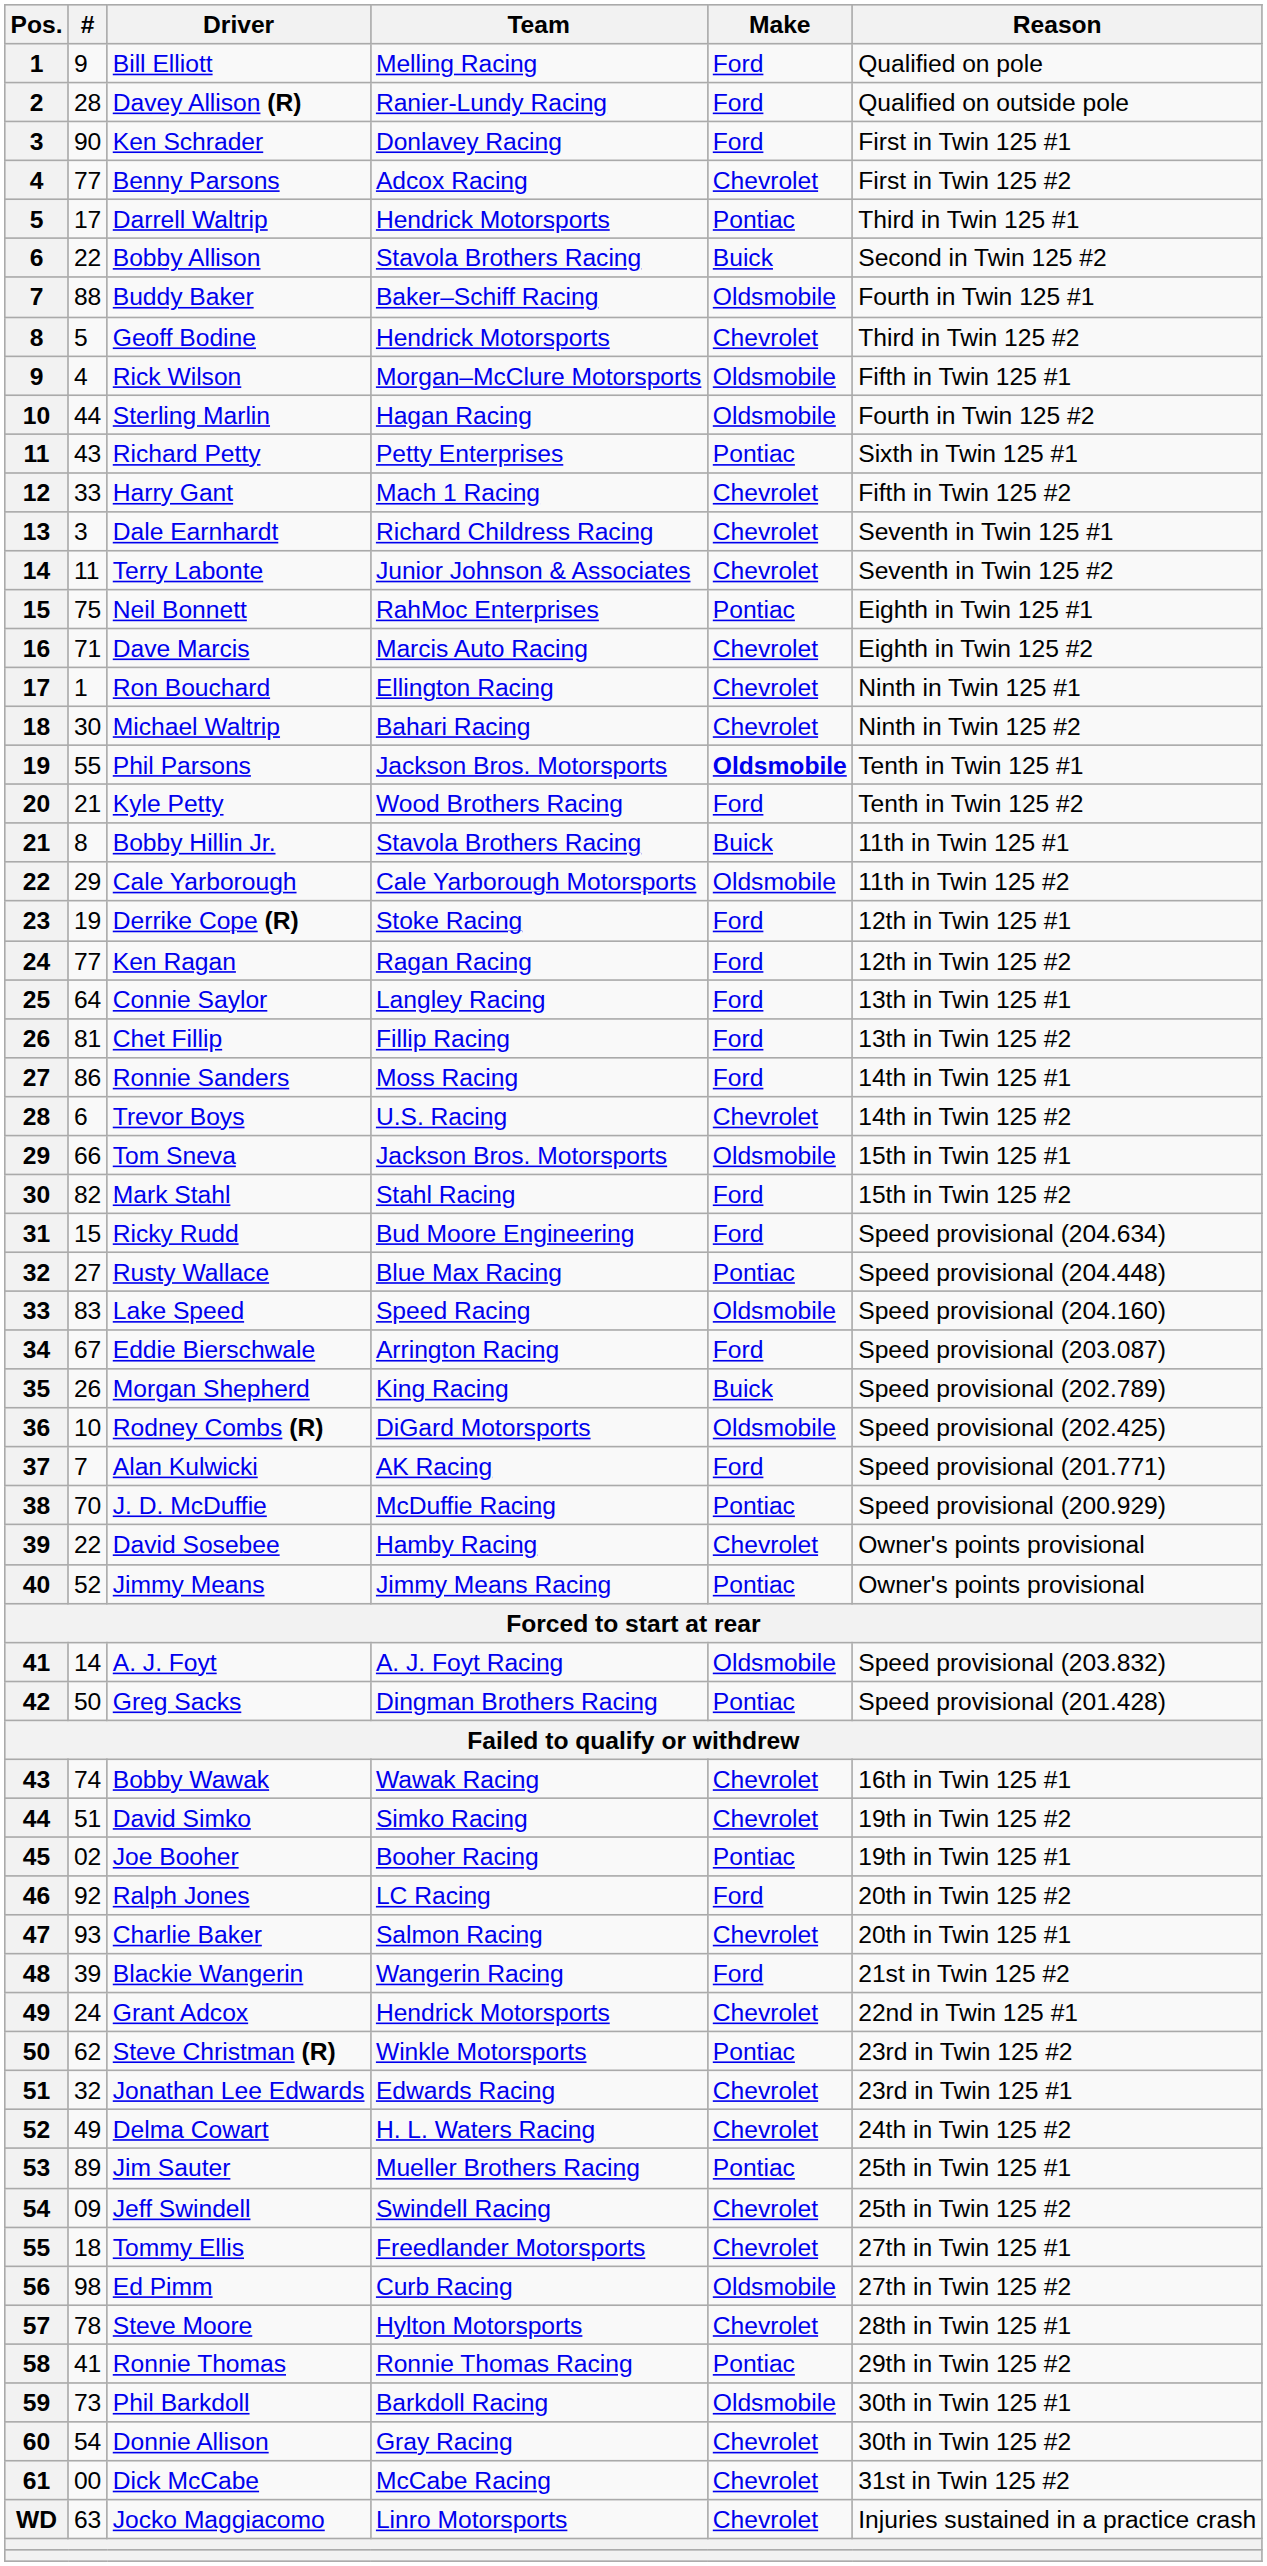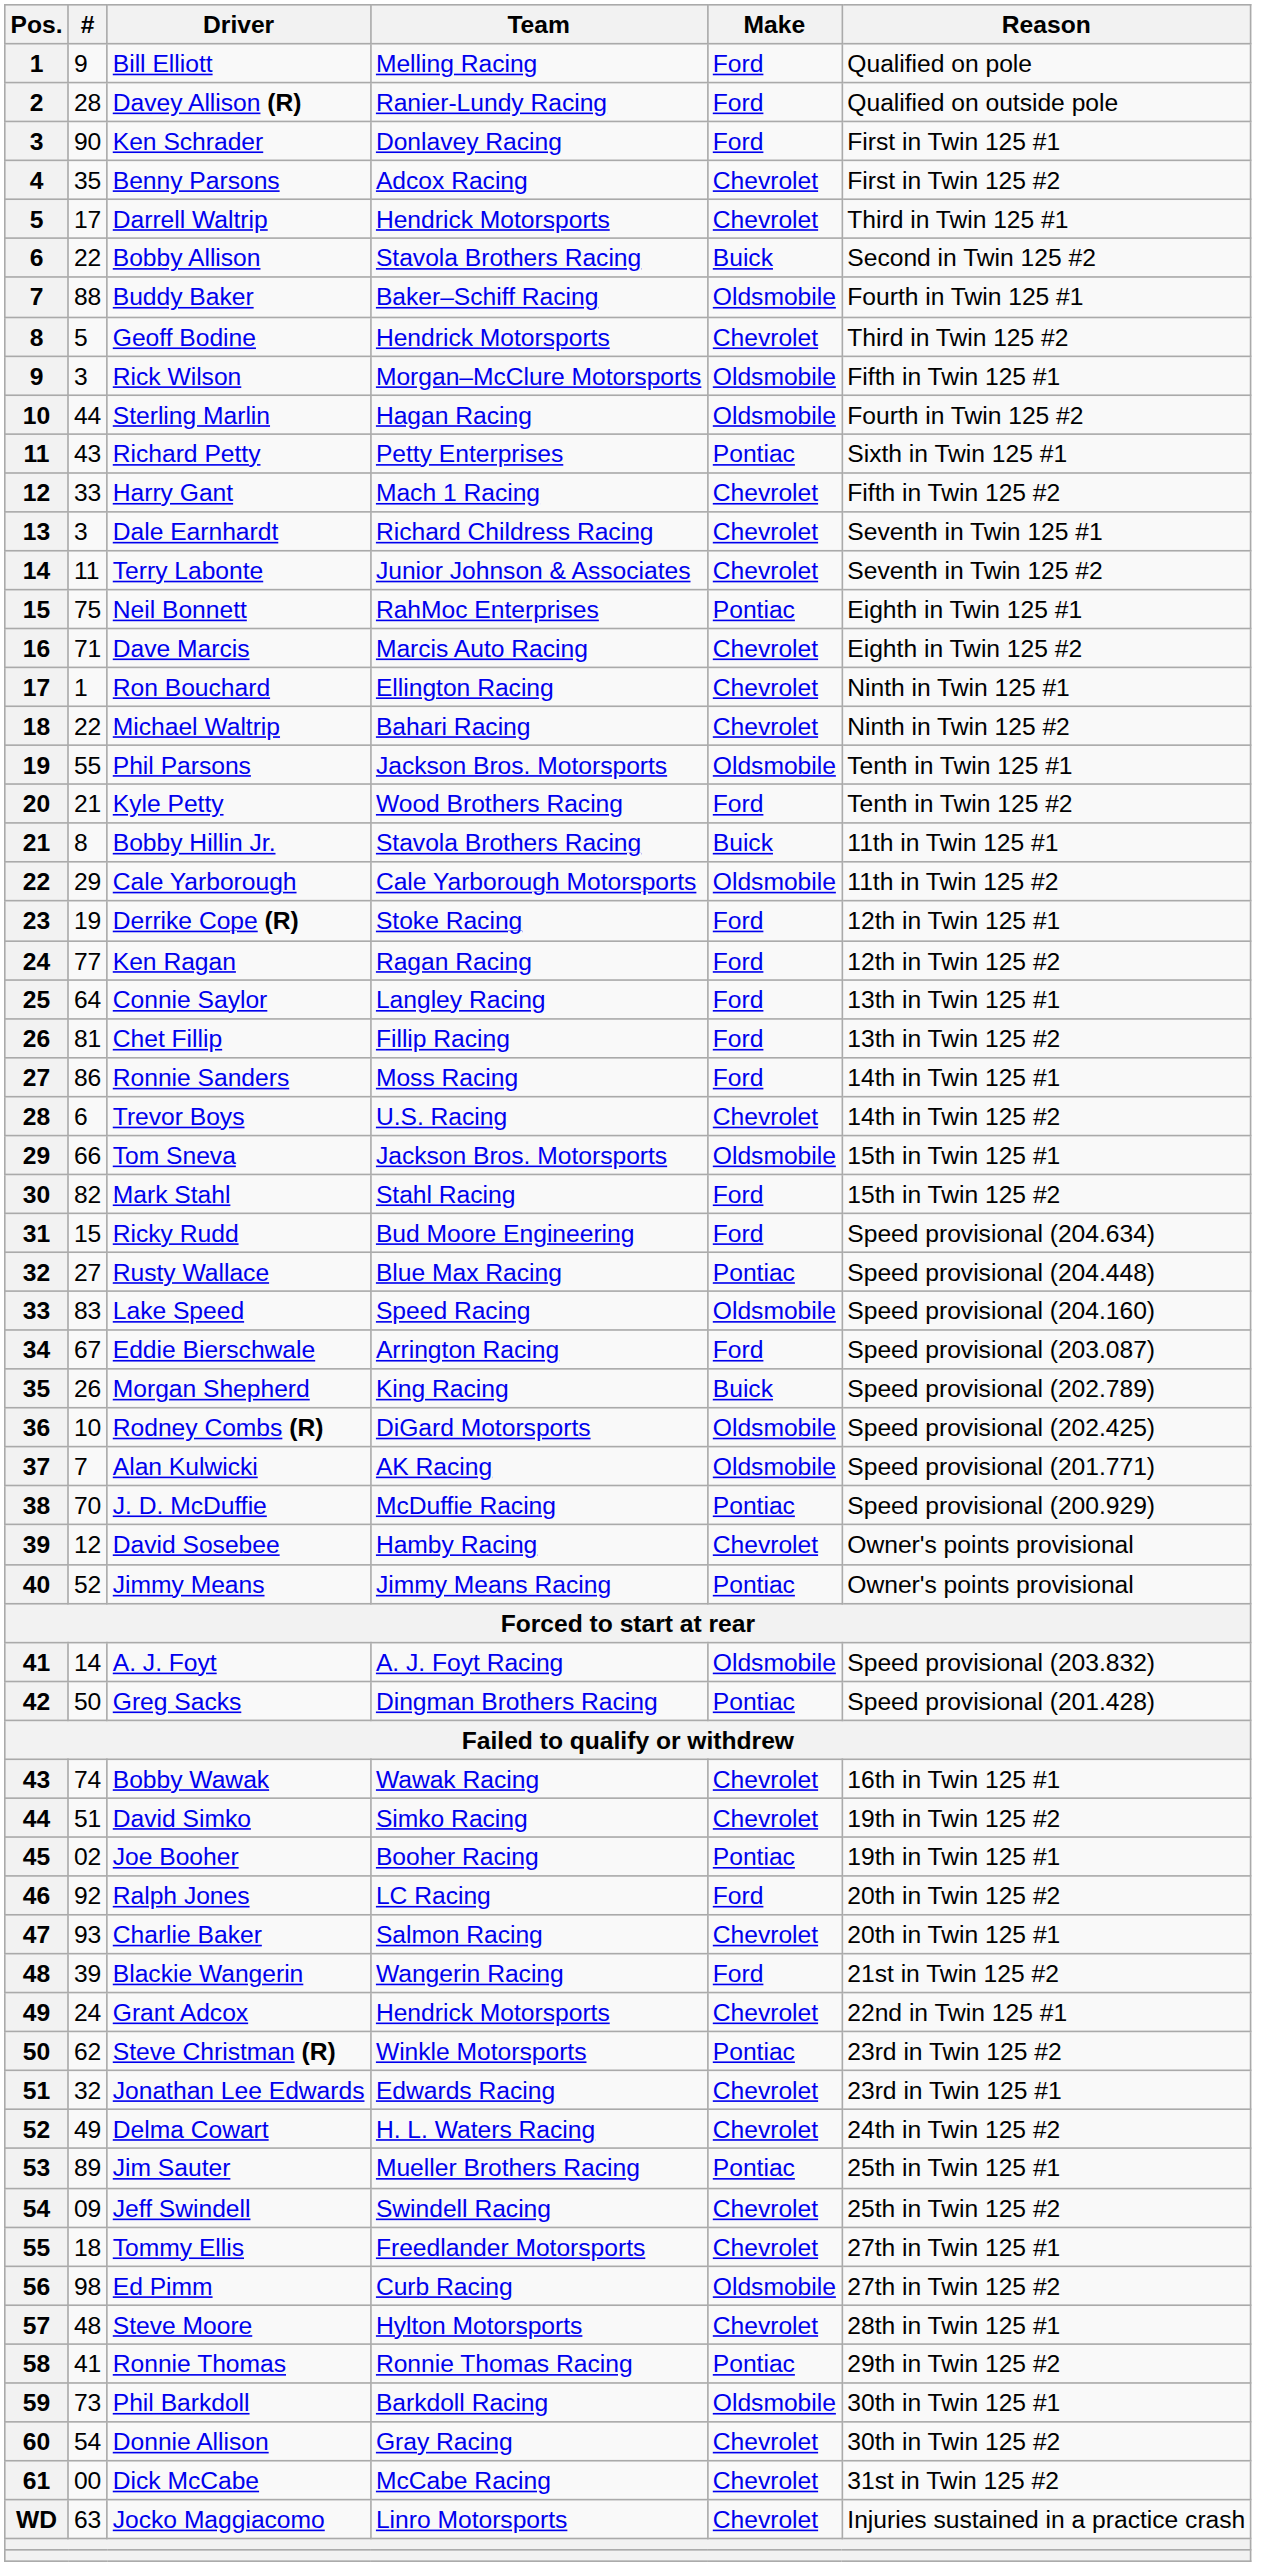(88, 180) 77 -> (88, 180) 35
(754, 219) Pontiac -> (765, 219) Chevrolet
(81, 375) 4 -> (81, 375) 3
(88, 726) 30 -> (88, 726) 22
(780, 765) bold -> (774, 765) normal
(738, 1467) Ford -> (774, 1467) Oldsmobile
(88, 1545) 22 -> (88, 1545) 12
(88, 2324) 78 -> (88, 2324) 48
